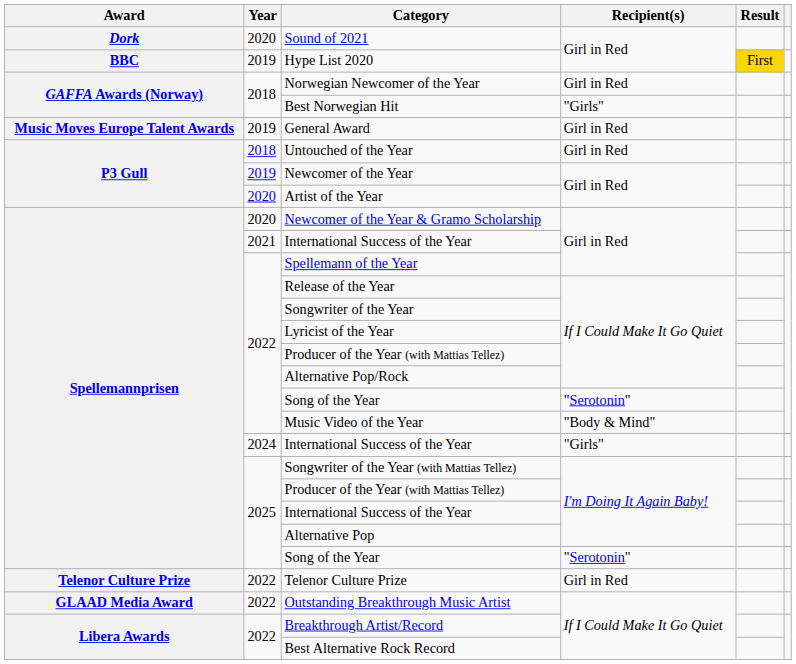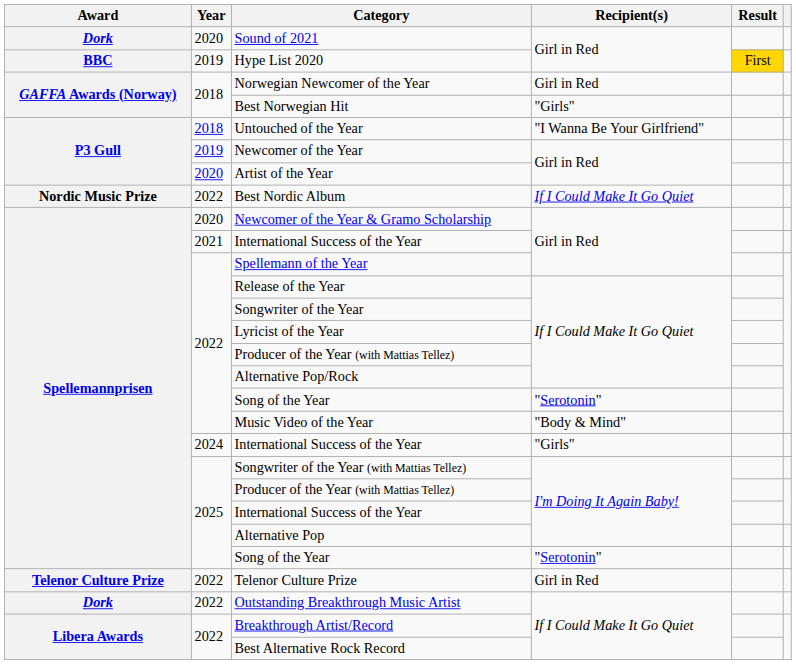- row: (262, 128)
(596, 151) Girl in Red -> (619, 128) "I Wanna Be Your Girlfriend"
+ row: (209, 196)
(124, 602) GLAAD Media Award -> (98, 602) Dork
